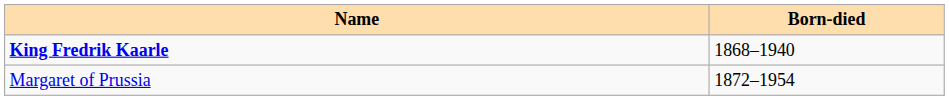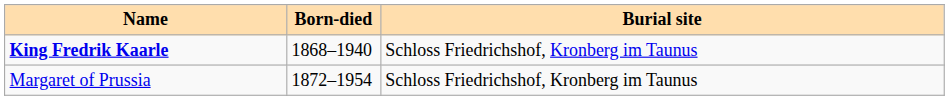+ column: (662, 19)
